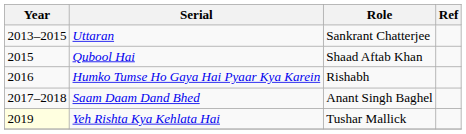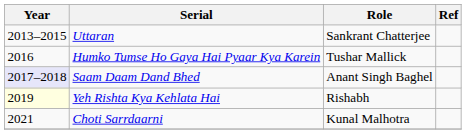- row: (104, 56)
(348, 77) Rishabh -> (366, 56) Tushar Mallick
(37, 98) no background -> (37, 77) lavender background
(366, 118) Tushar Mallick -> (348, 98) Rishabh
+ row: (118, 118)
